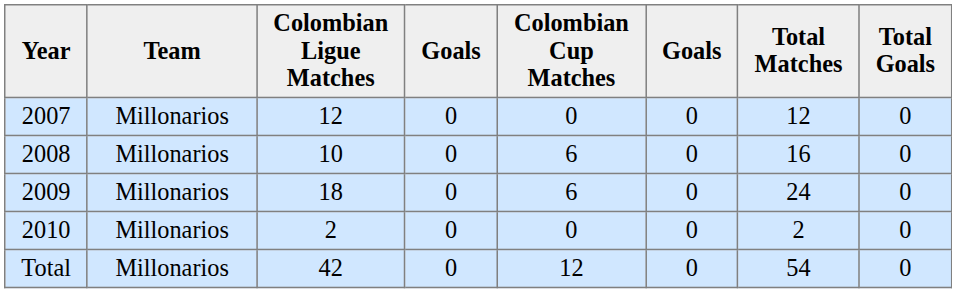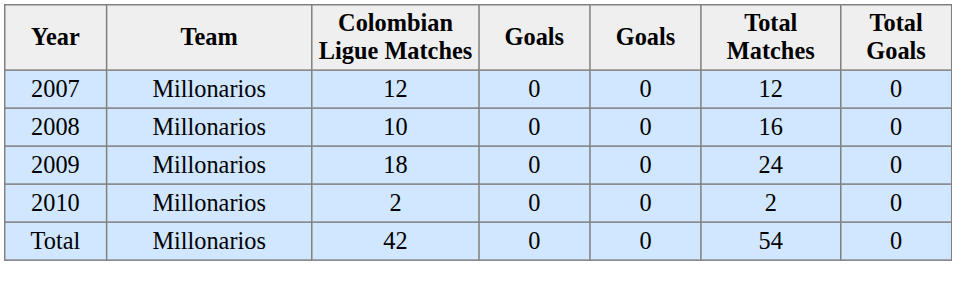- column: (571, 50)
